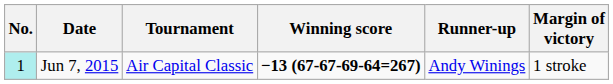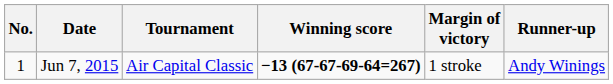columns swapped: (569, 28) <-> (477, 28)
(21, 65) paleturquoise background -> (21, 65) no background
